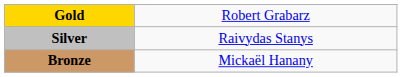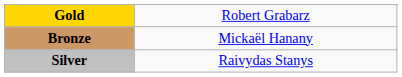rows swapped: (69, 38) <-> (69, 60)
